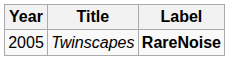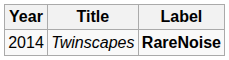(26, 42) 2005 -> (26, 42) 2014
